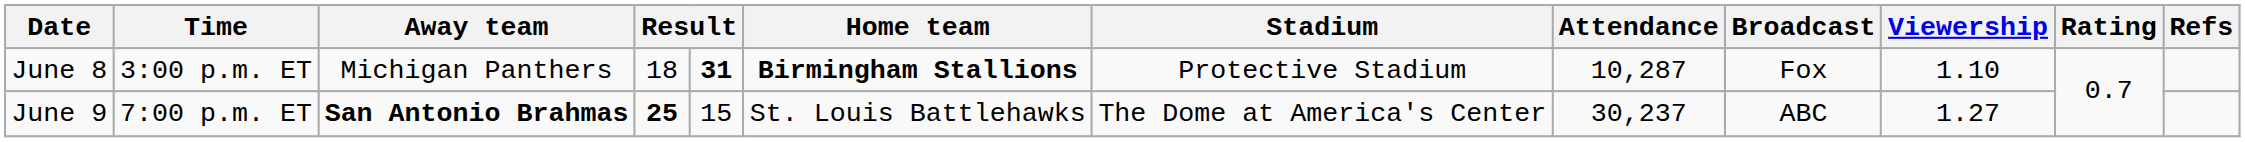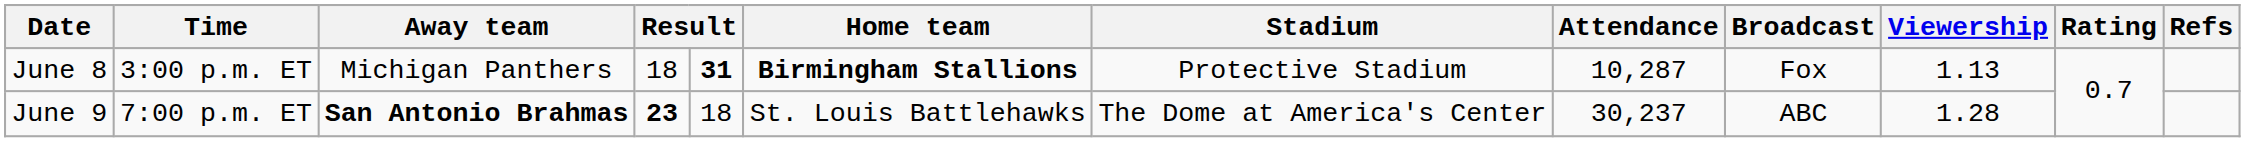(1968, 70) 1.10 -> (1968, 70) 1.13
(662, 114) 25 -> (662, 114) 23
(716, 114) 15 -> (716, 114) 18
(1968, 114) 1.27 -> (1968, 114) 1.28
